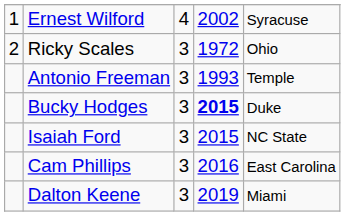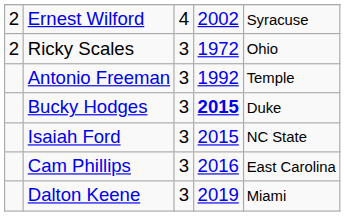(14, 19) 1 -> (14, 19) 2
(218, 78) 1993 -> (218, 78) 1992
